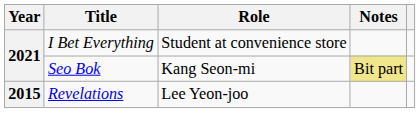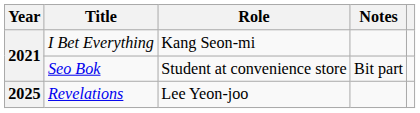(254, 42) Student at convenience store -> (208, 42) Kang Seon-mi
(208, 68) Kang Seon-mi -> (254, 68) Student at convenience store
(379, 68) khaki background -> (379, 68) no background
(24, 94) 2015 -> (24, 94) 2025
